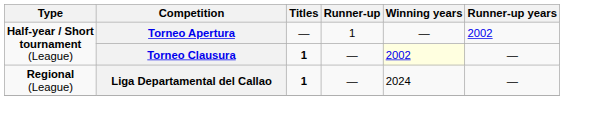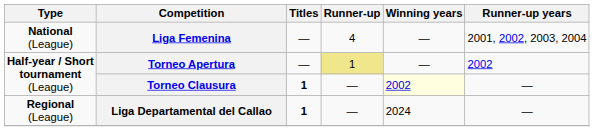+ row: (192, 38)
(352, 33) no background -> (352, 63) khaki background
